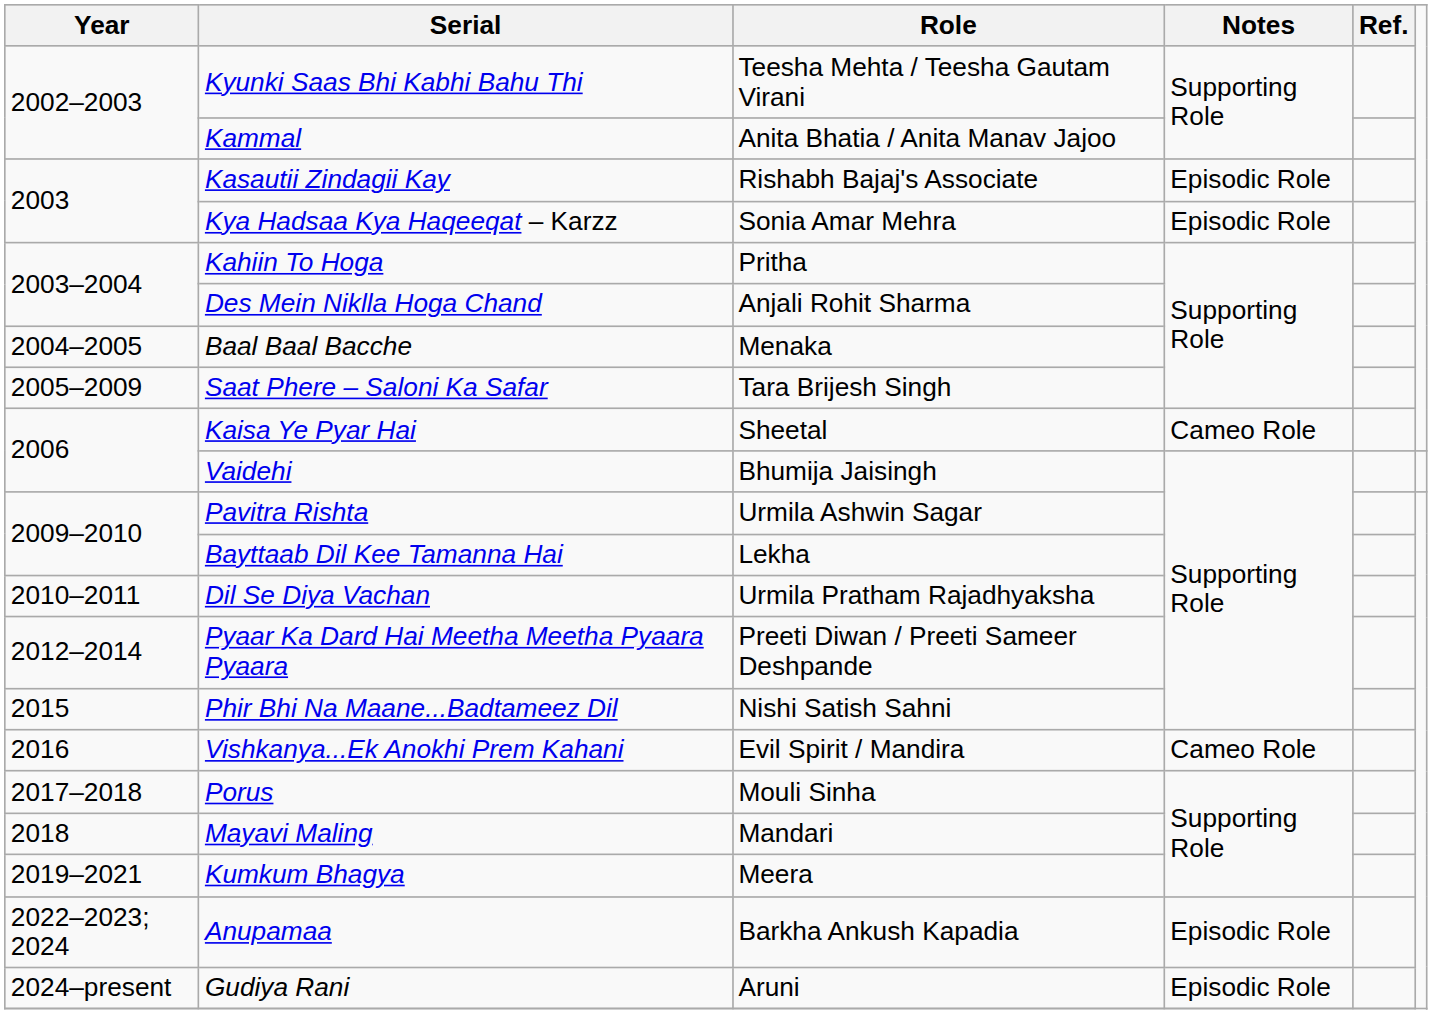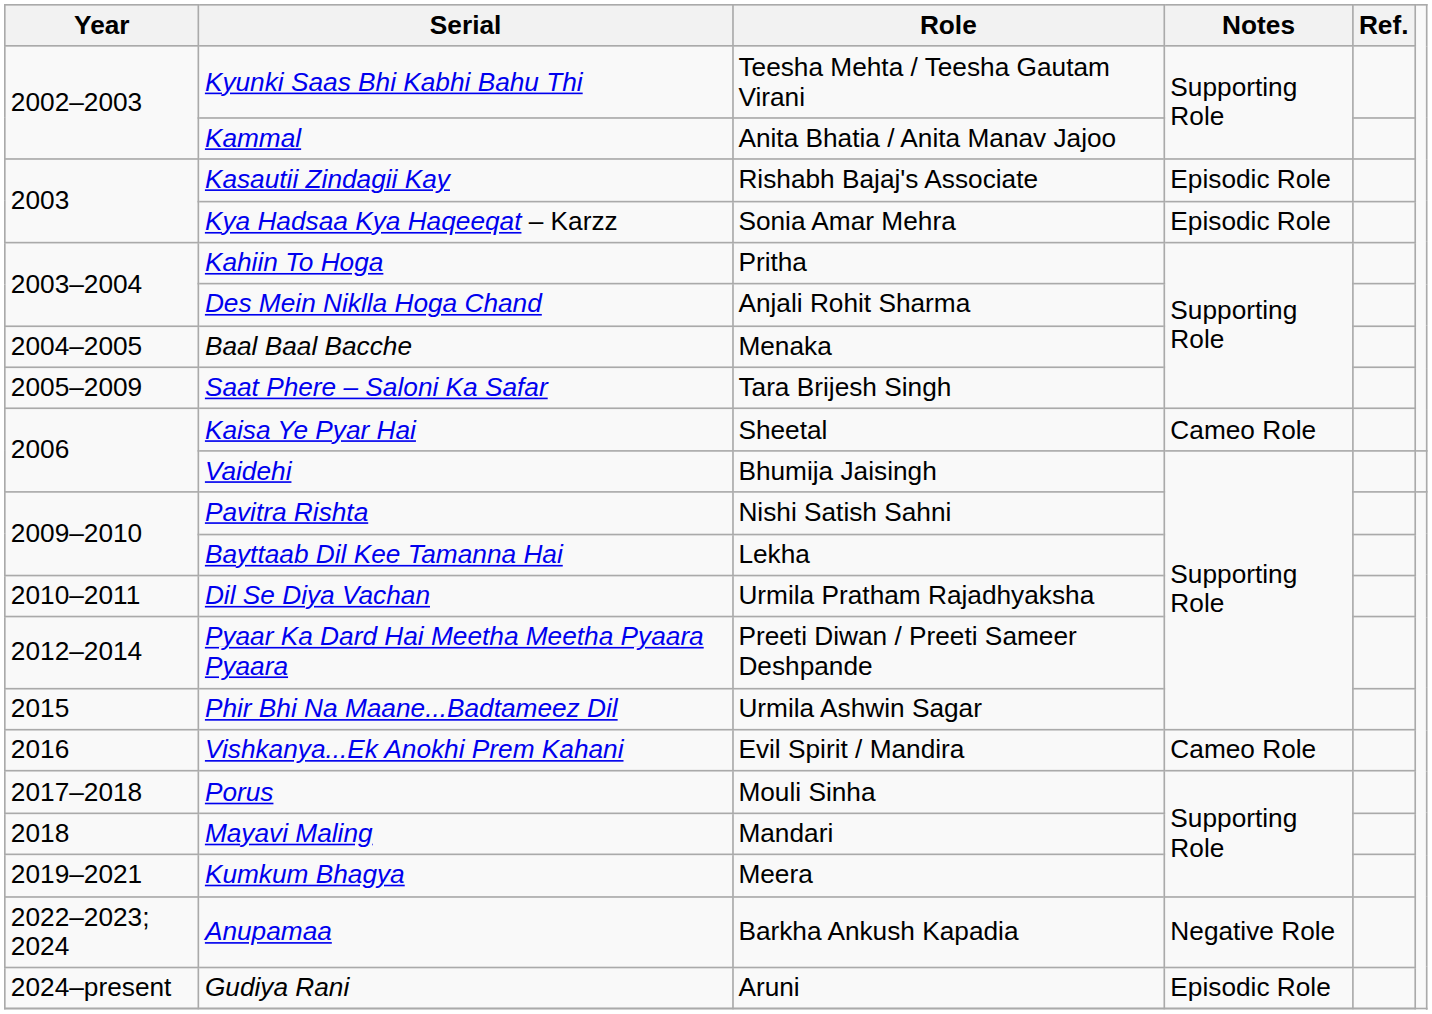(860, 512) Urmila Ashwin Sagar -> (845, 512) Nishi Satish Sahni
(845, 708) Nishi Satish Sahni -> (860, 708) Urmila Ashwin Sagar
(1251, 931) Episodic Role -> (1253, 931) Negative Role
